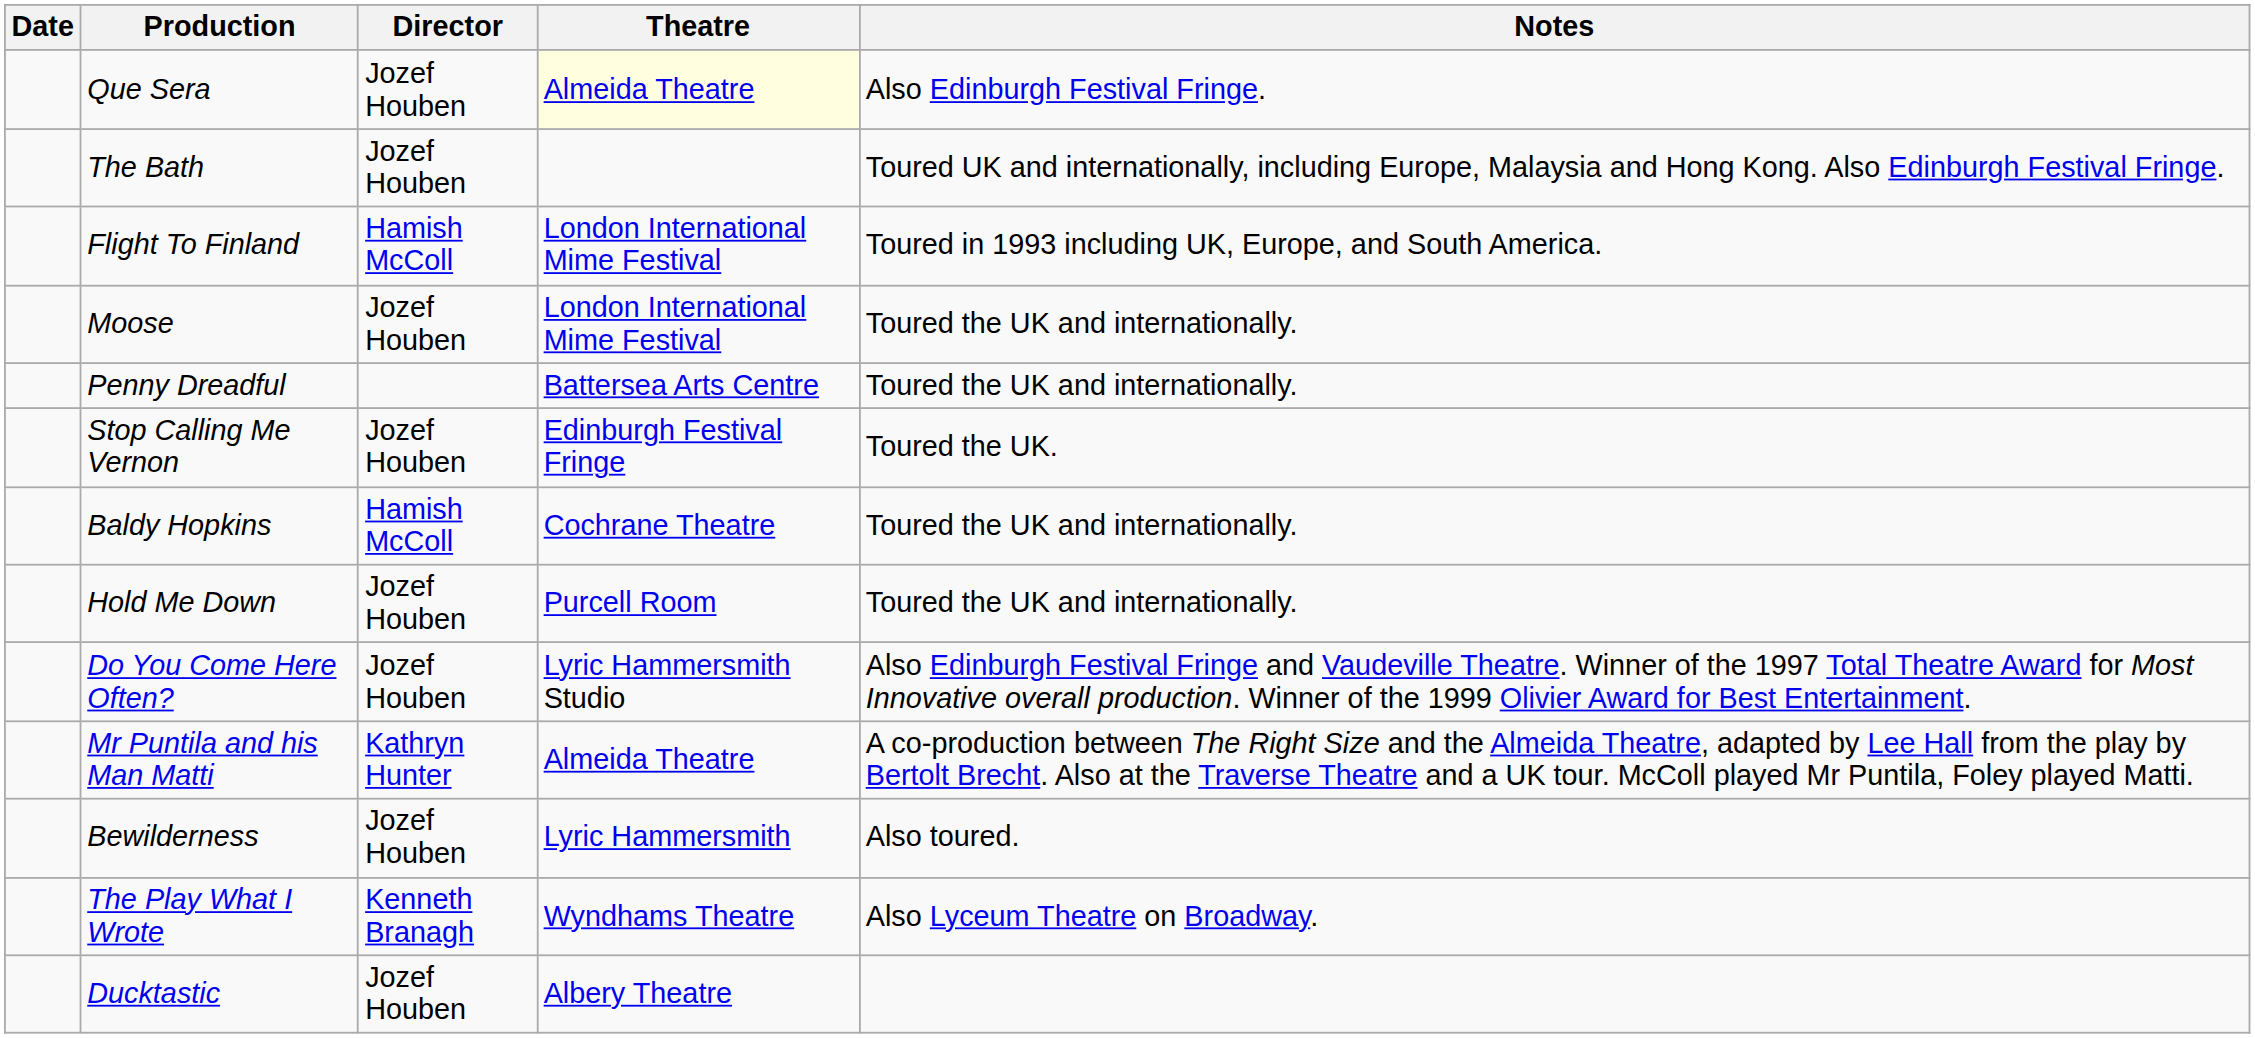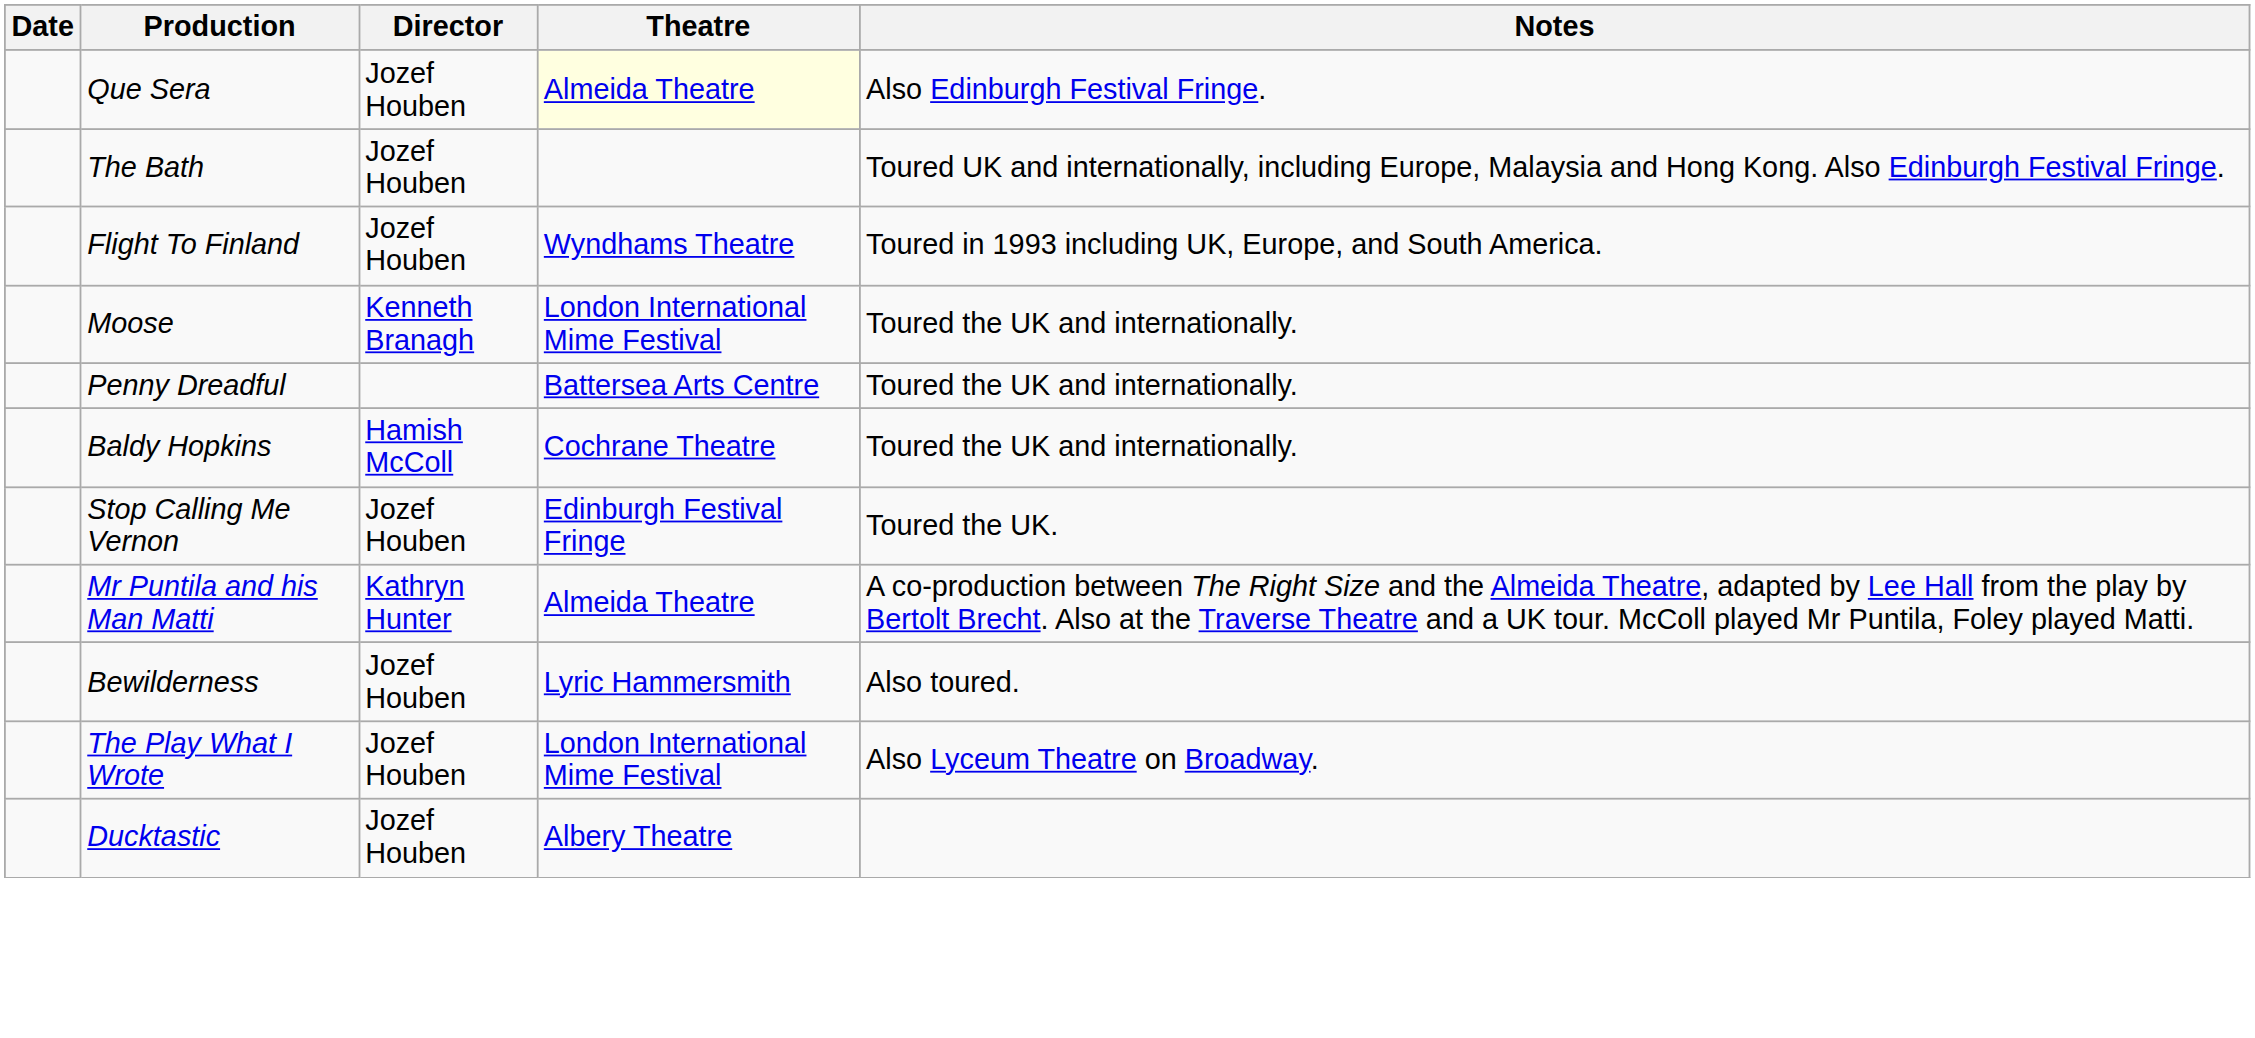(414, 245) Hamish McColl -> (416, 245) Jozef Houben
(675, 245) London International Mime Festival -> (669, 245) Wyndhams Theatre
(416, 323) Jozef Houben -> (420, 323) Kenneth Branagh
rows swapped: (179, 525) <-> (189, 447)
- row: (182, 603)
- row: (212, 681)
(420, 915) Kenneth Branagh -> (416, 759) Jozef Houben
(669, 915) Wyndhams Theatre -> (675, 759) London International Mime Festival
